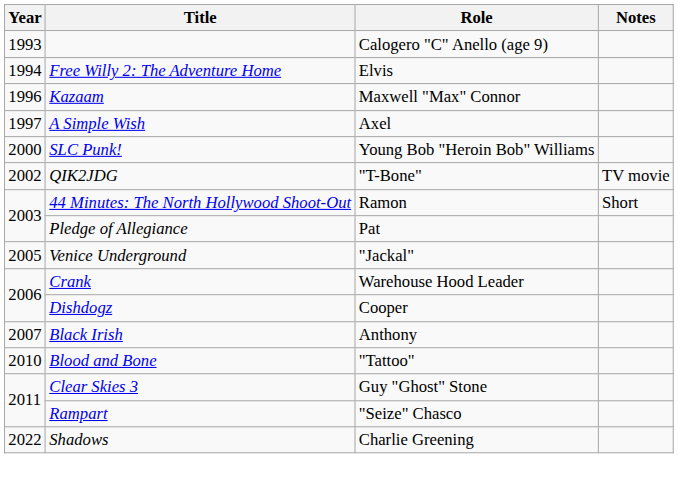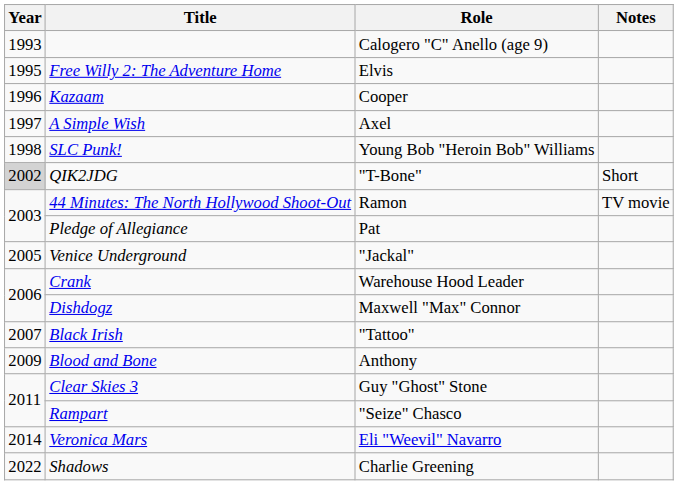(25, 70) 1994 -> (25, 70) 1995
(440, 96) Maxwell "Max" Connor -> (383, 96) Cooper
(25, 149) 2000 -> (25, 149) 1998
(25, 176) no background -> (25, 176) lightgrey background
(636, 176) TV movie -> (620, 176) Short
(620, 202) Short -> (636, 202) TV movie
(383, 307) Cooper -> (440, 307) Maxwell "Max" Connor
(388, 334) Anthony -> (387, 334) "Tattoo"
(25, 360) 2010 -> (25, 360) 2009
(387, 360) "Tattoo" -> (388, 360) Anthony
+ row: (98, 439)
